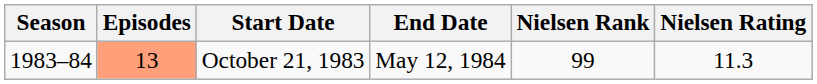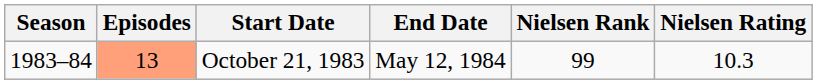(733, 60) 11.3 -> (733, 60) 10.3
